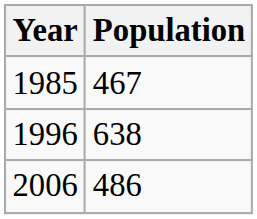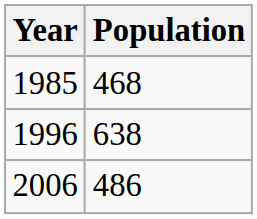(117, 82) 467 -> (117, 82) 468
